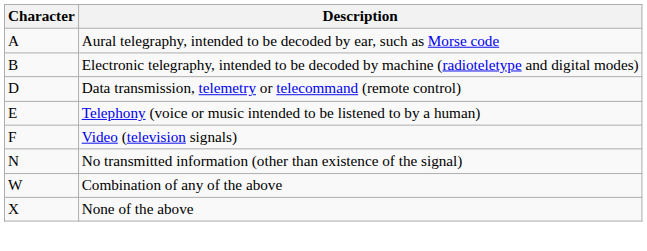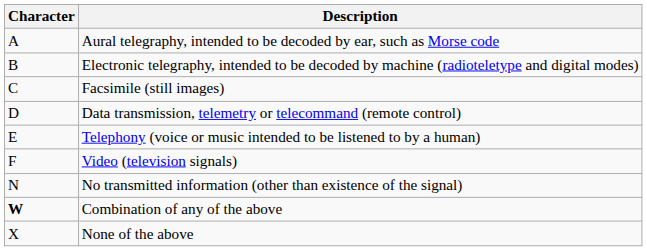+ row: (153, 88)
(15, 185) normal -> (16, 209) bold
